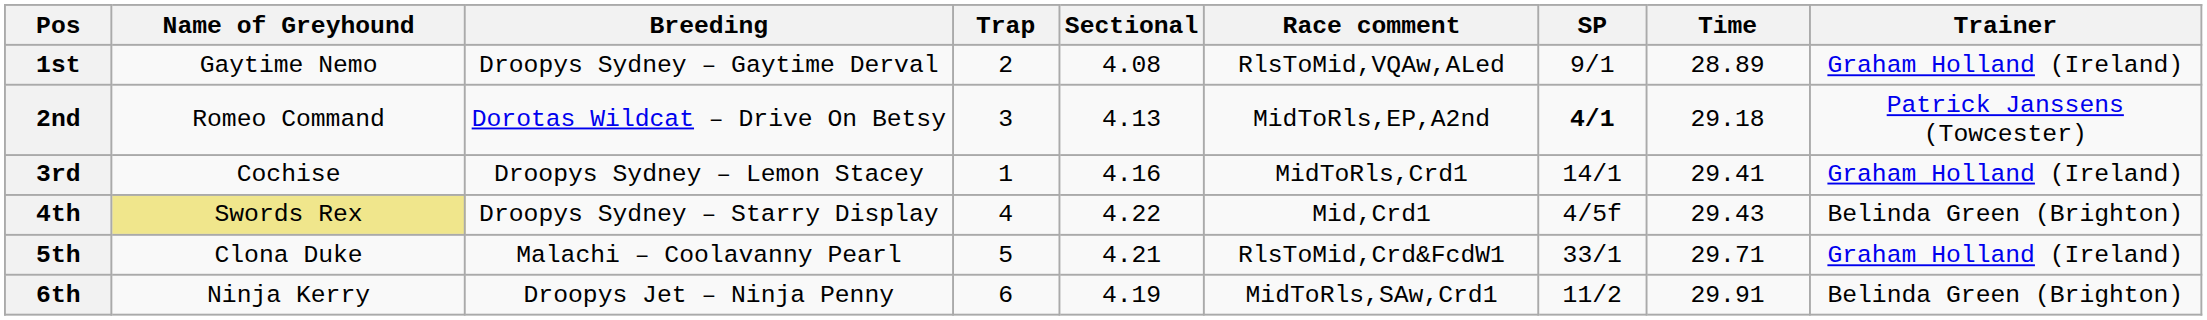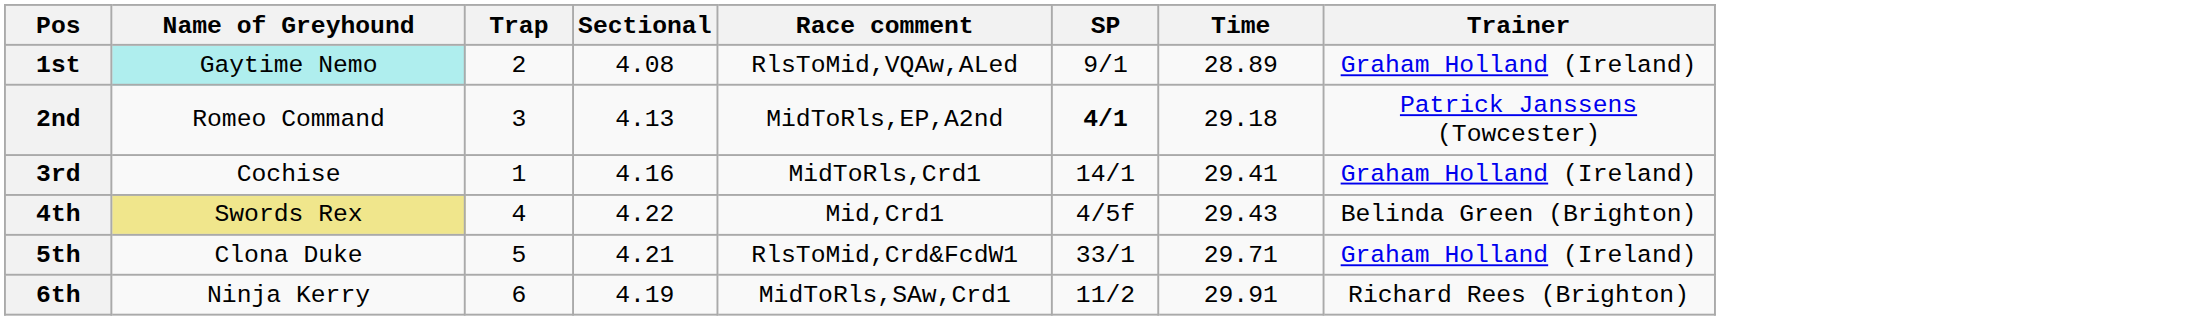- column: (709, 25)
(289, 65) no background -> (289, 65) paleturquoise background
(2005, 295) Belinda Green (Brighton) -> (1519, 295) Richard Rees (Brighton)
